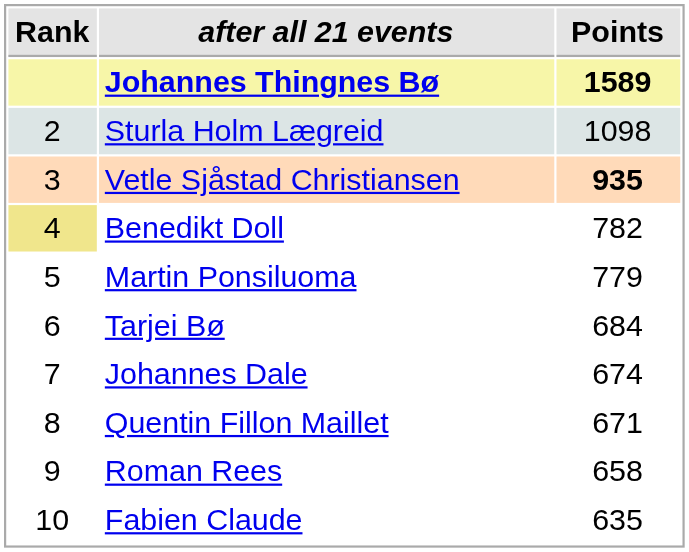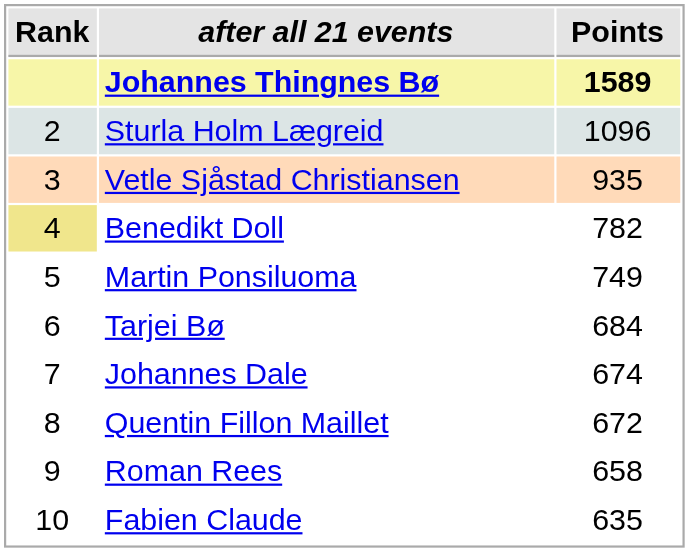(618, 131) 1098 -> (618, 131) 1096
(618, 180) bold -> (618, 180) normal
(618, 277) 779 -> (618, 277) 749
(618, 423) 671 -> (618, 423) 672
